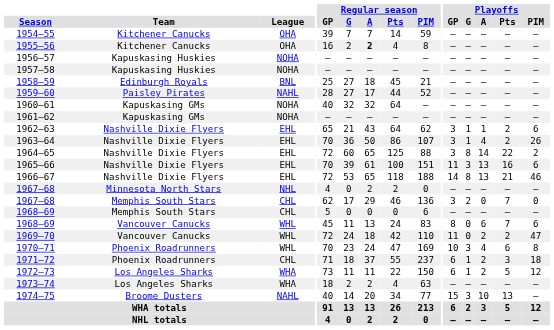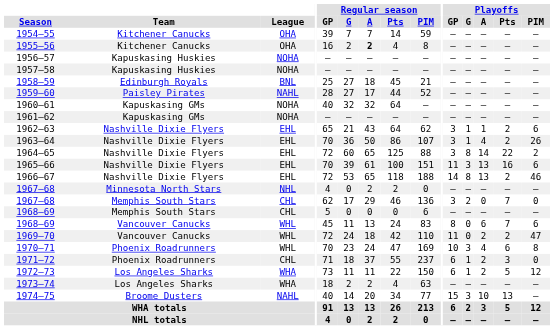(507, 177) 21 -> (507, 177) 2
(536, 260) 18 -> (536, 260) 0
